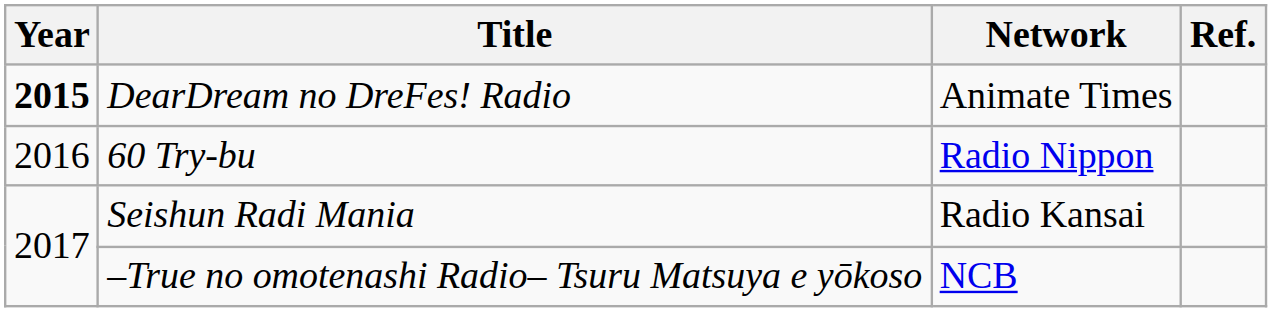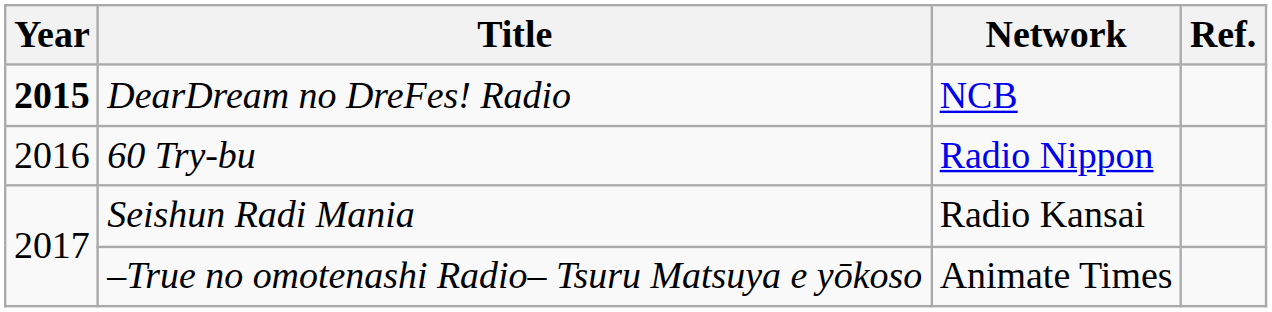(1056, 94) Animate Times -> (979, 94) NCB
(979, 275) NCB -> (1056, 275) Animate Times
